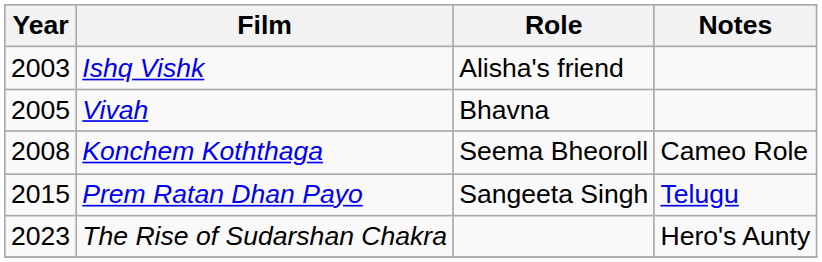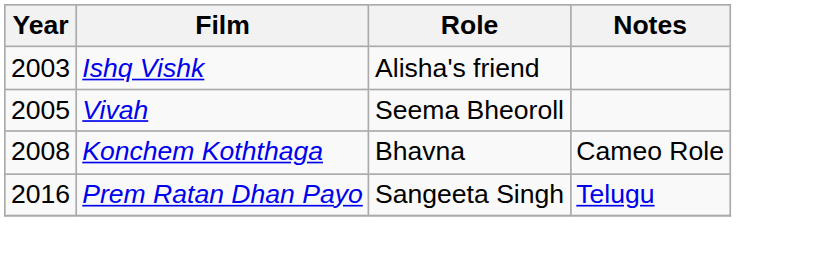(504, 109) Bhavna -> (470, 109) Seema Bheoroll
(554, 151) Seema Bheoroll -> (420, 151) Bhavna
(40, 194) 2015 -> (40, 194) 2016
- row: (265, 236)
